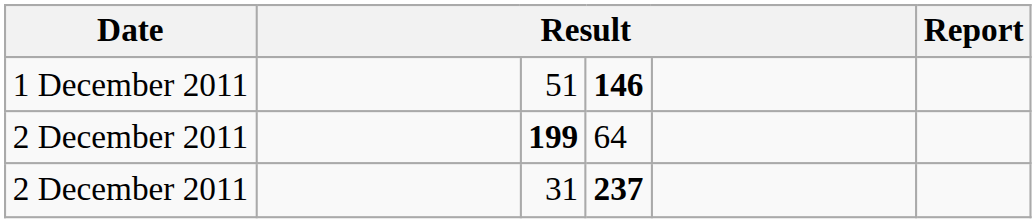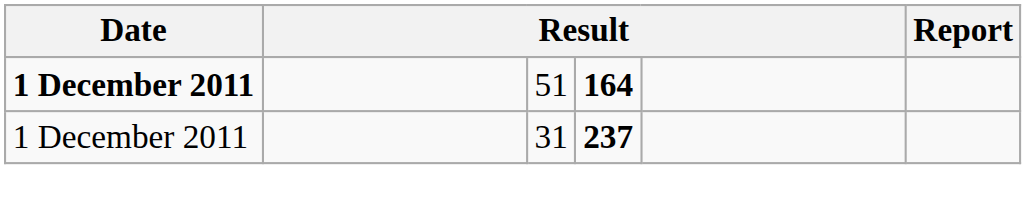(130, 83) normal -> (133, 83) bold
(619, 83) 146 -> (608, 83) 164
- row: (553, 136)
(130, 189) 2 December 2011 -> (130, 136) 1 December 2011
